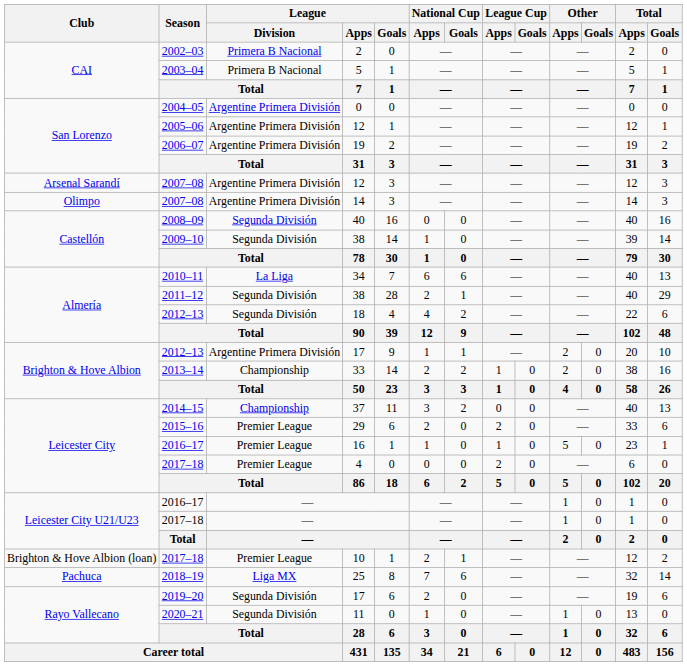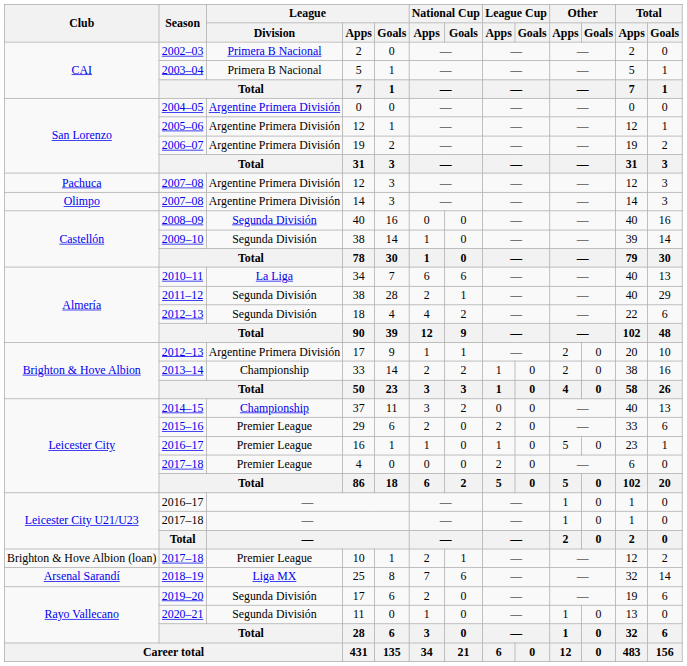(82, 182) Arsenal Sarandí -> (82, 182) Pachuca
(82, 577) Pachuca -> (82, 577) Arsenal Sarandí
